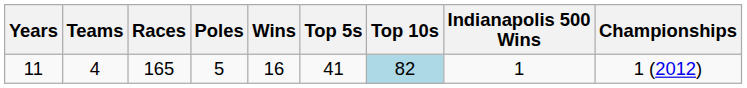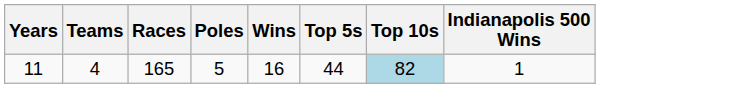- column: (668, 30)
(333, 69) 41 -> (333, 69) 44
